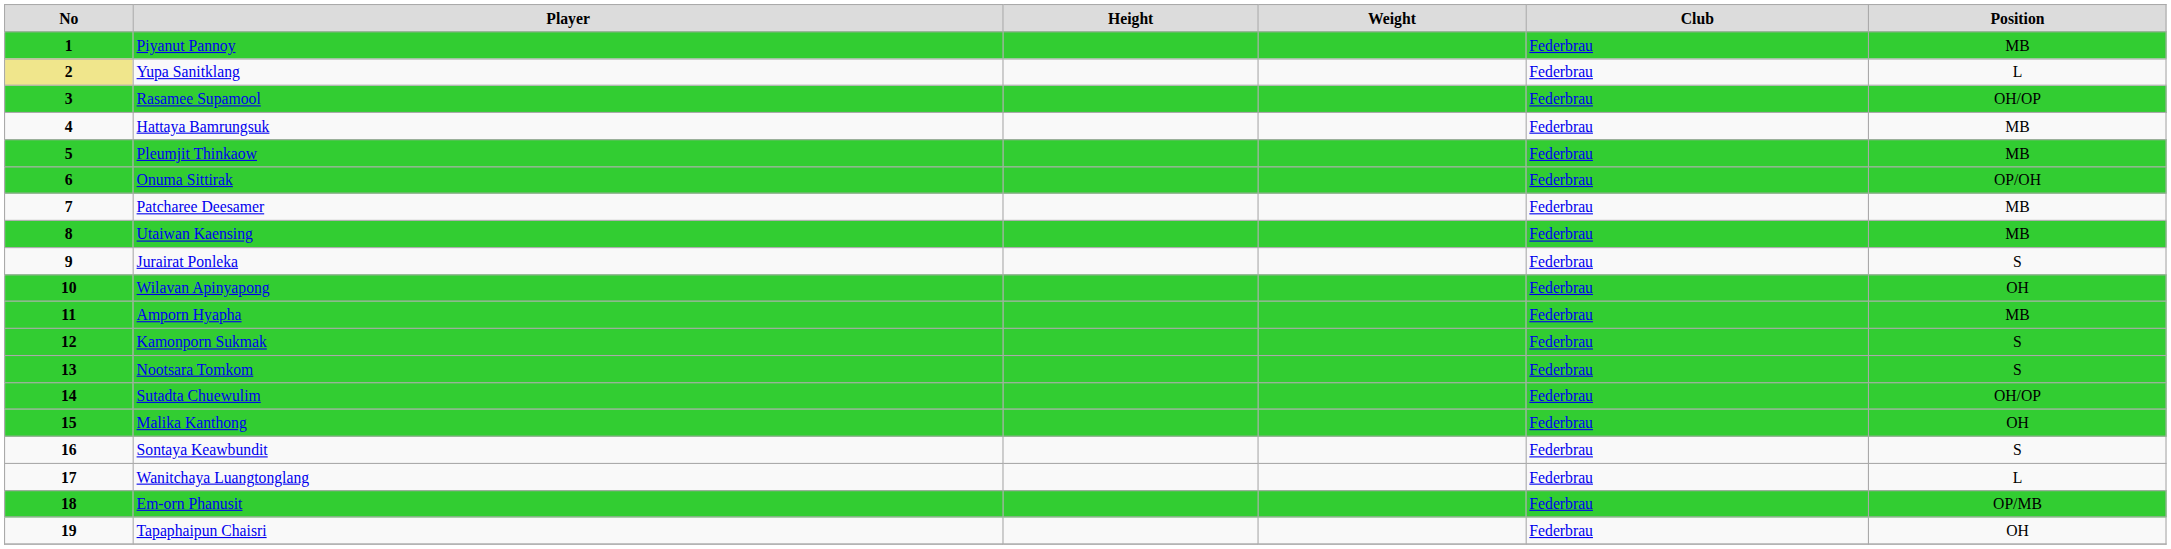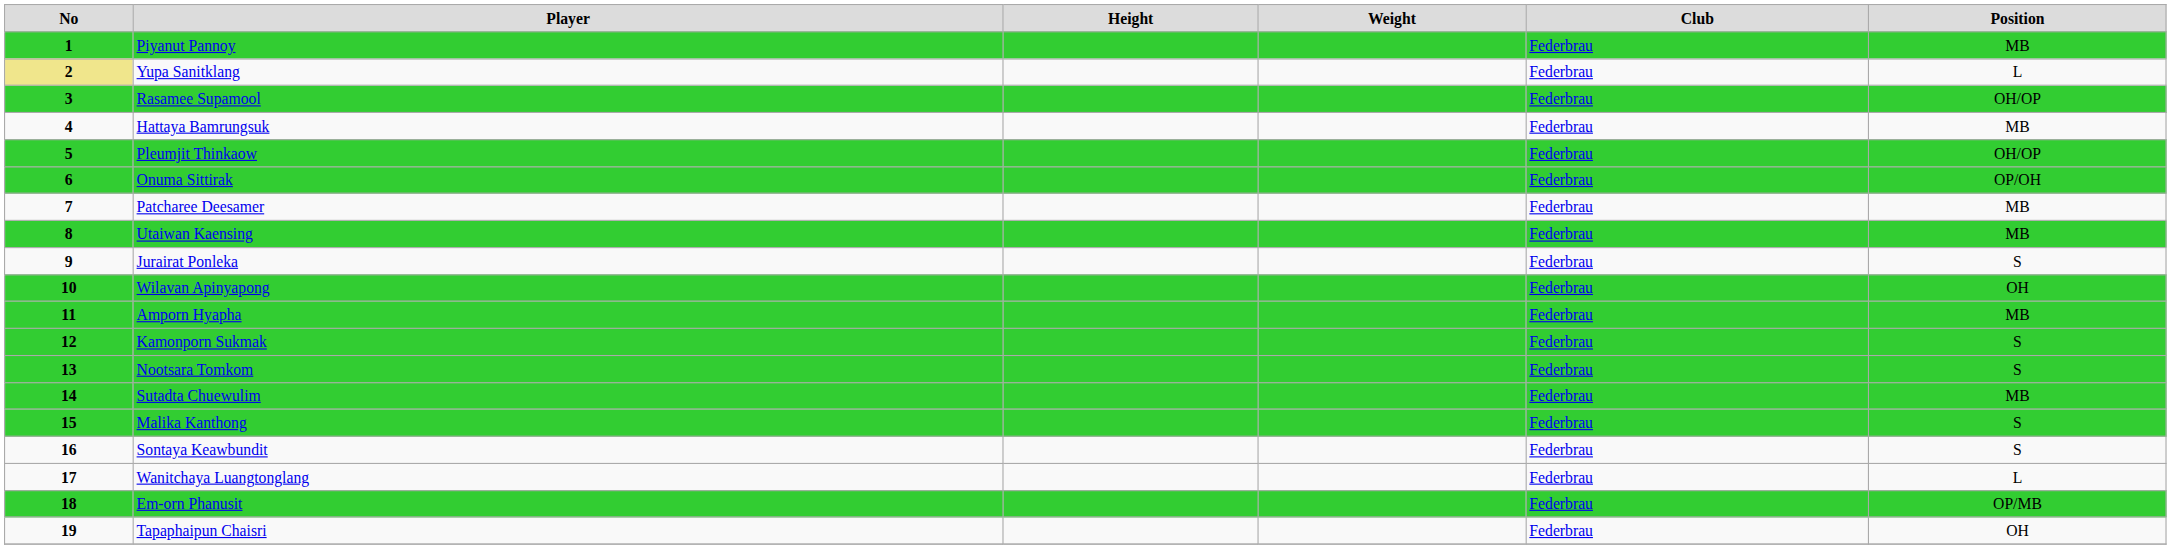(2017, 153) MB -> (2017, 153) OH/OP
(2017, 396) OH/OP -> (2017, 396) MB
(2017, 423) OH -> (2017, 423) S
